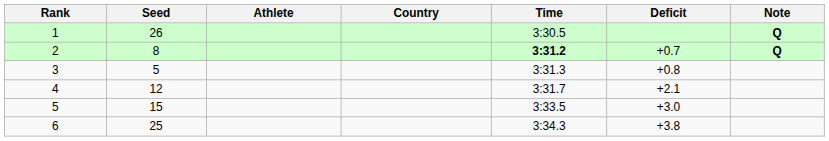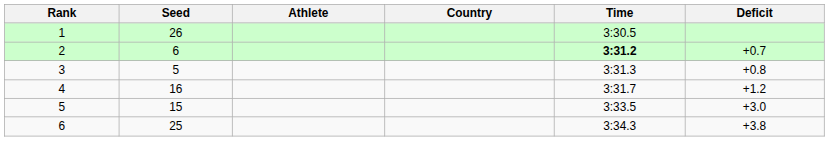- column: (777, 13)
(156, 51) 8 -> (176, 51) 6
(156, 88) 12 -> (176, 88) 16
(668, 88) +2.1 -> (755, 88) +1.2
